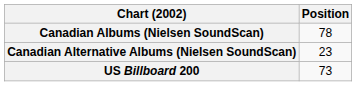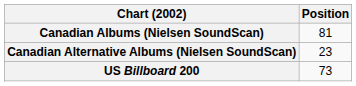(326, 33) 78 -> (326, 33) 81
